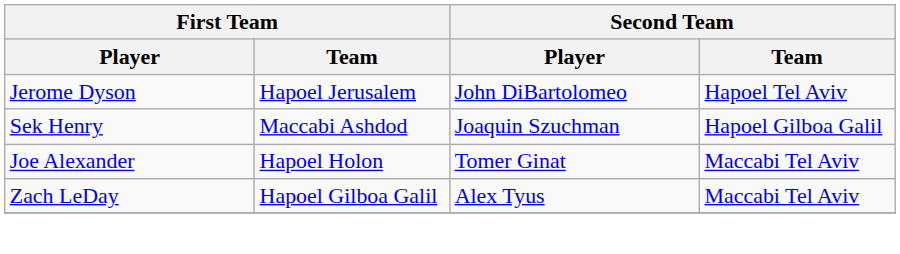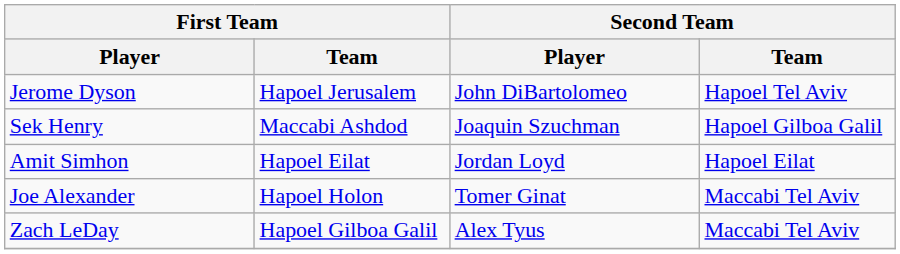+ row: (69, 160)
